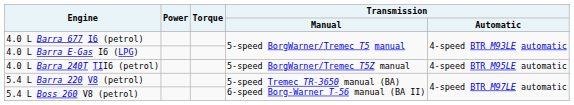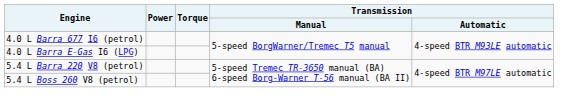- row: (83, 66)
